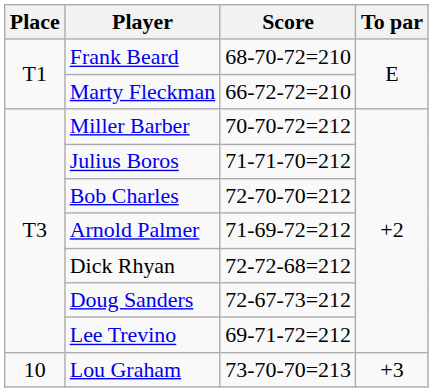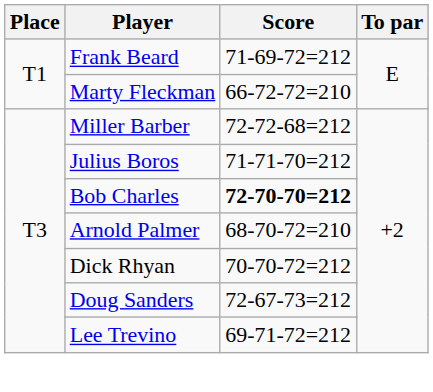(288, 56) 68-70-72=210 -> (288, 56) 71-69-72=212
(288, 126) 70-70-72=212 -> (288, 126) 72-72-68=212
(288, 195) normal -> (288, 195) bold
(288, 230) 71-69-72=212 -> (288, 230) 68-70-72=210
(288, 265) 72-72-68=212 -> (288, 265) 70-70-72=212
- row: (125, 369)
